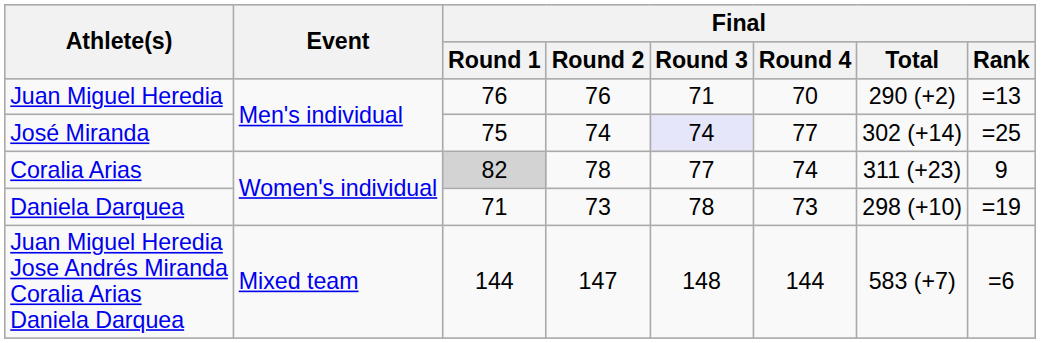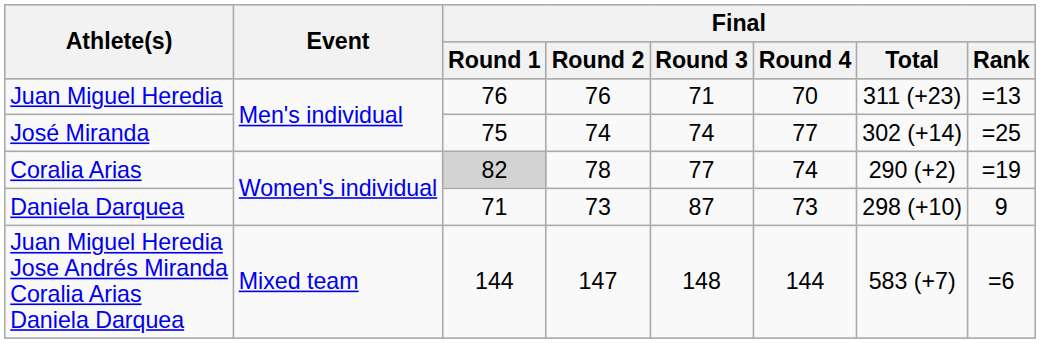(912, 97) 290 (+2) -> (912, 97) 311 (+23)
(701, 133) lavender background -> (701, 133) no background
(912, 170) 311 (+23) -> (912, 170) 290 (+2)
(1001, 170) 9 -> (1001, 170) =19
(701, 207) 78 -> (701, 207) 87
(1001, 207) =19 -> (1001, 207) 9
